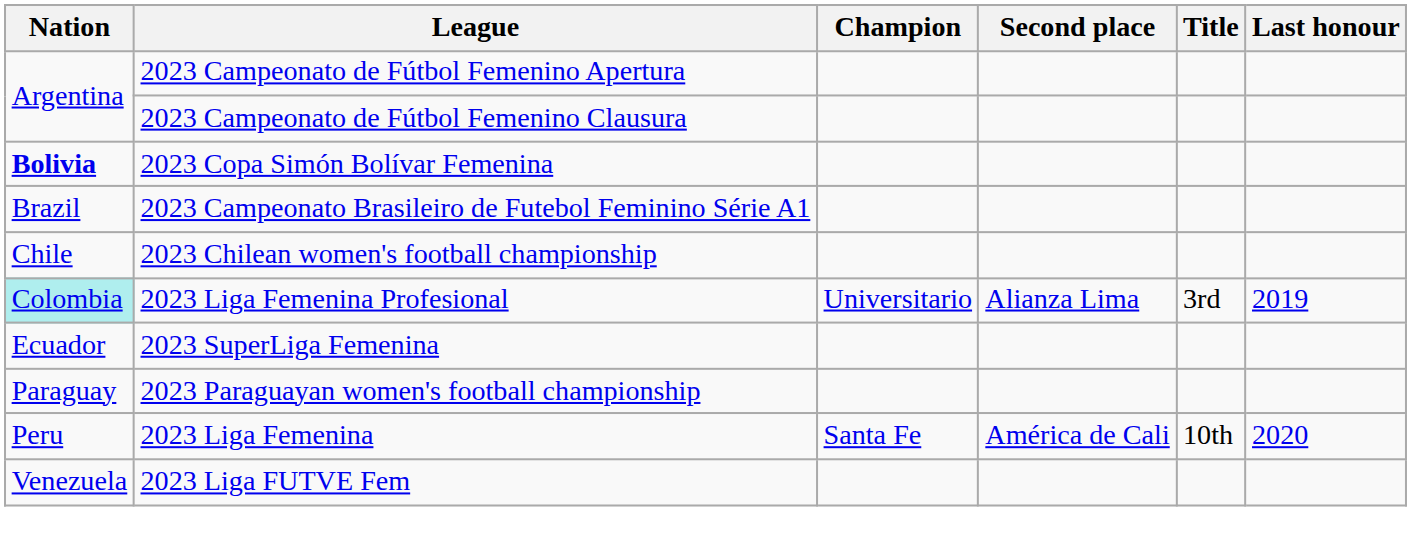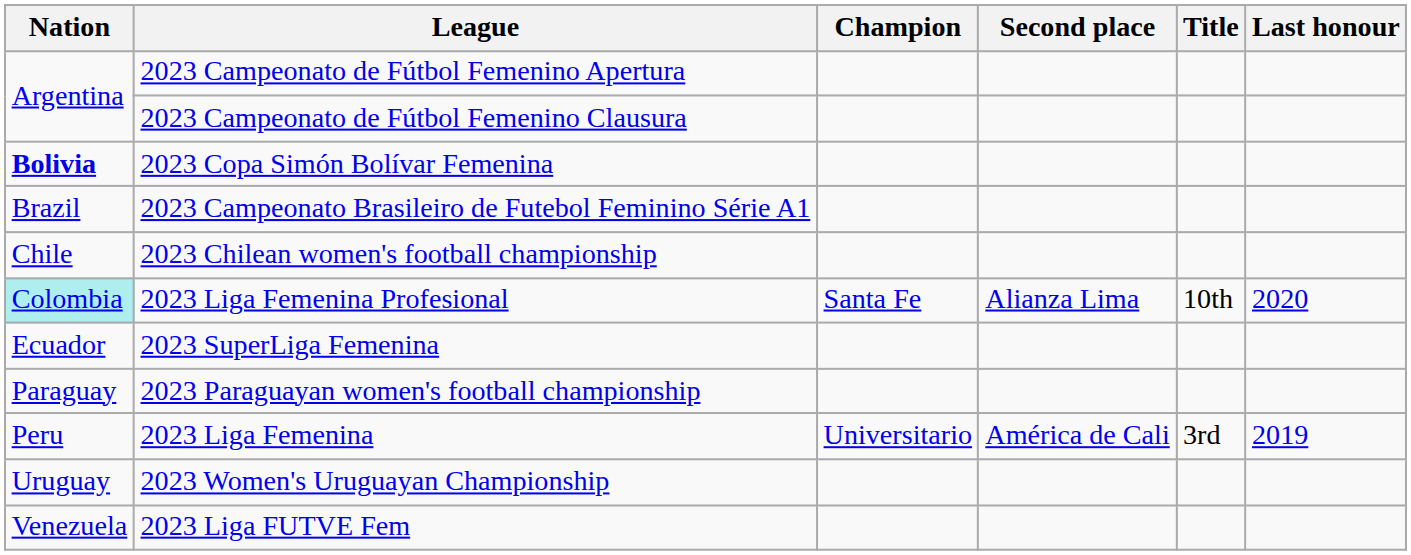(898, 299) Universitario -> (872, 299) Santa Fe
(1202, 299) 3rd -> (1208, 299) 10th
(1280, 299) 2019 -> (1280, 299) 2020
(872, 435) Santa Fe -> (898, 435) Universitario
(1208, 435) 10th -> (1202, 435) 3rd
(1280, 435) 2020 -> (1280, 435) 2019
+ row: (375, 481)
